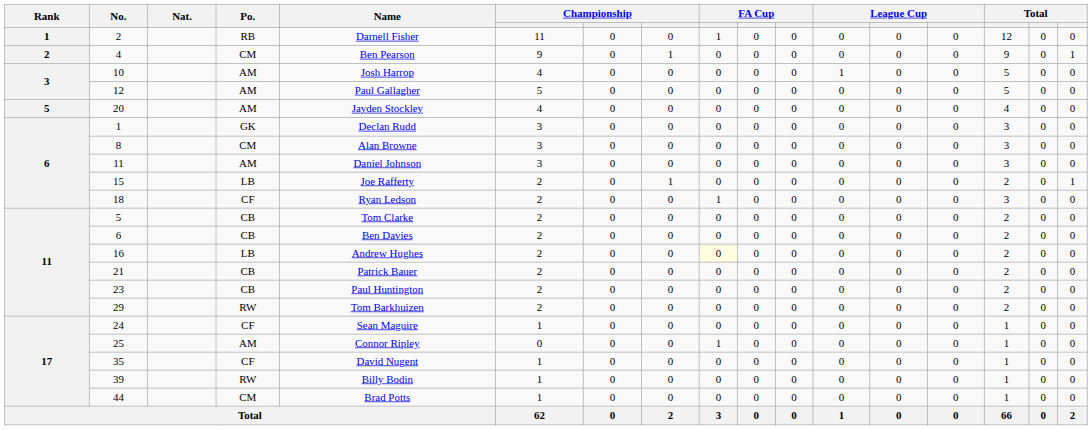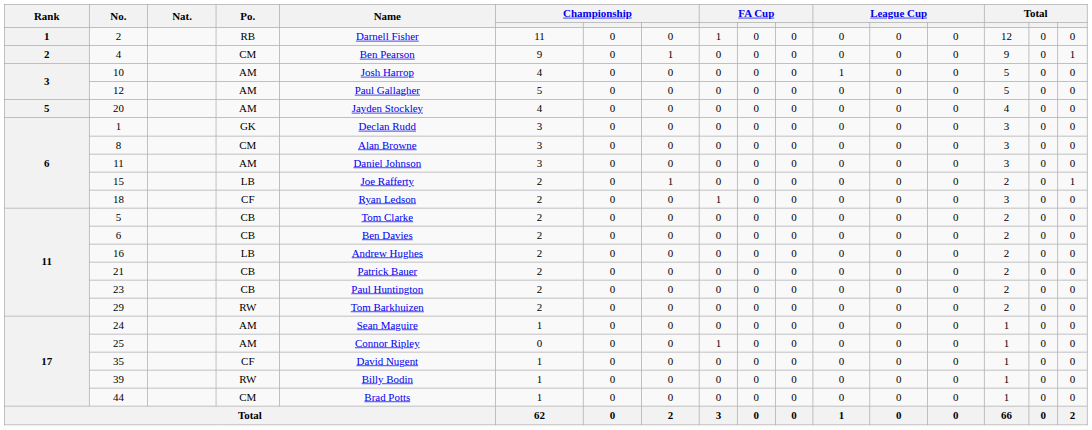(718, 253) lightyellow background -> (718, 253) no background
(248, 325) CF -> (248, 325) AM
